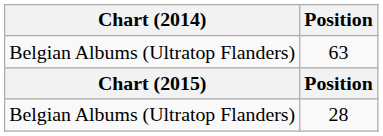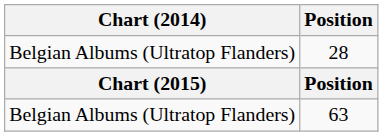rows swapped: (339, 114) <-> (339, 51)
